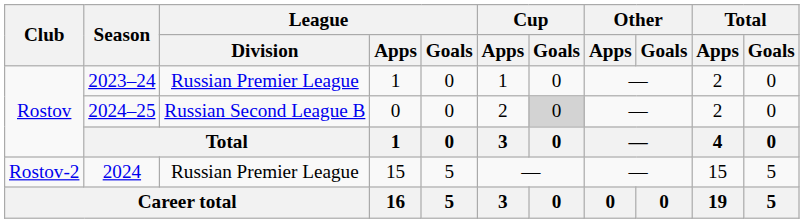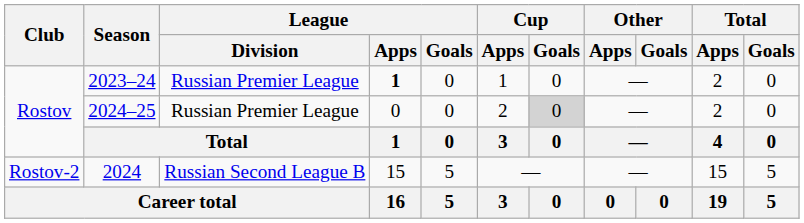(396, 80) normal -> (396, 80) bold
(265, 111) Russian Second League B -> (265, 111) Russian Premier League
(265, 171) Russian Premier League -> (265, 171) Russian Second League B
